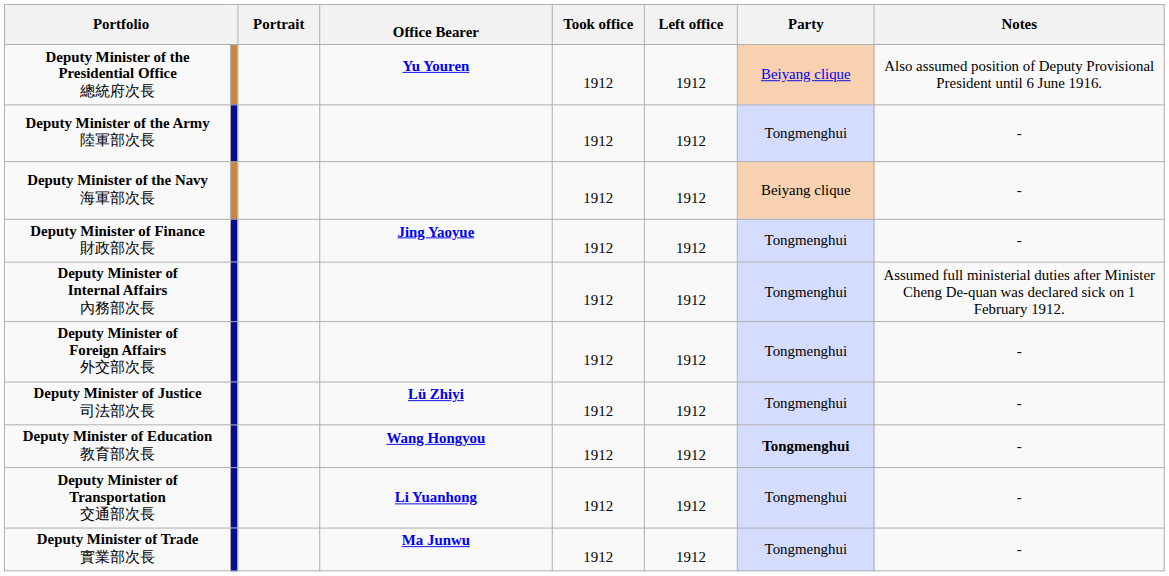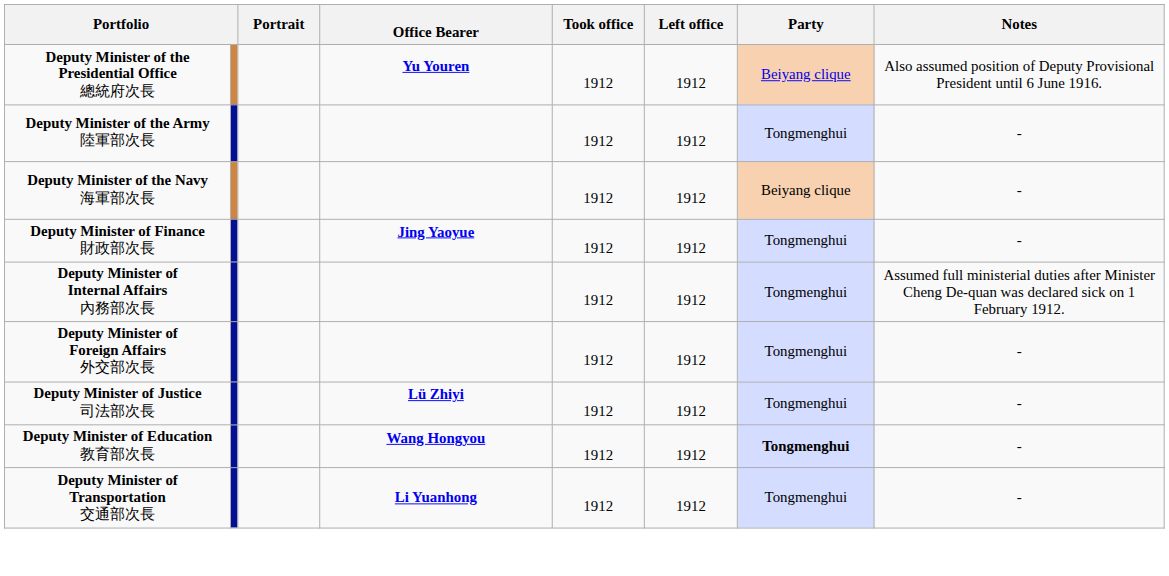- row: (118, 548)
